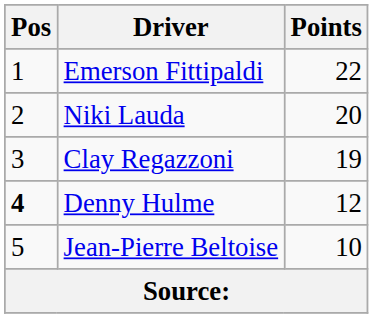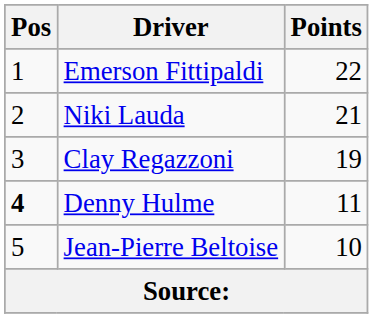(349, 114) 20 -> (349, 114) 21
(349, 203) 12 -> (349, 203) 11
